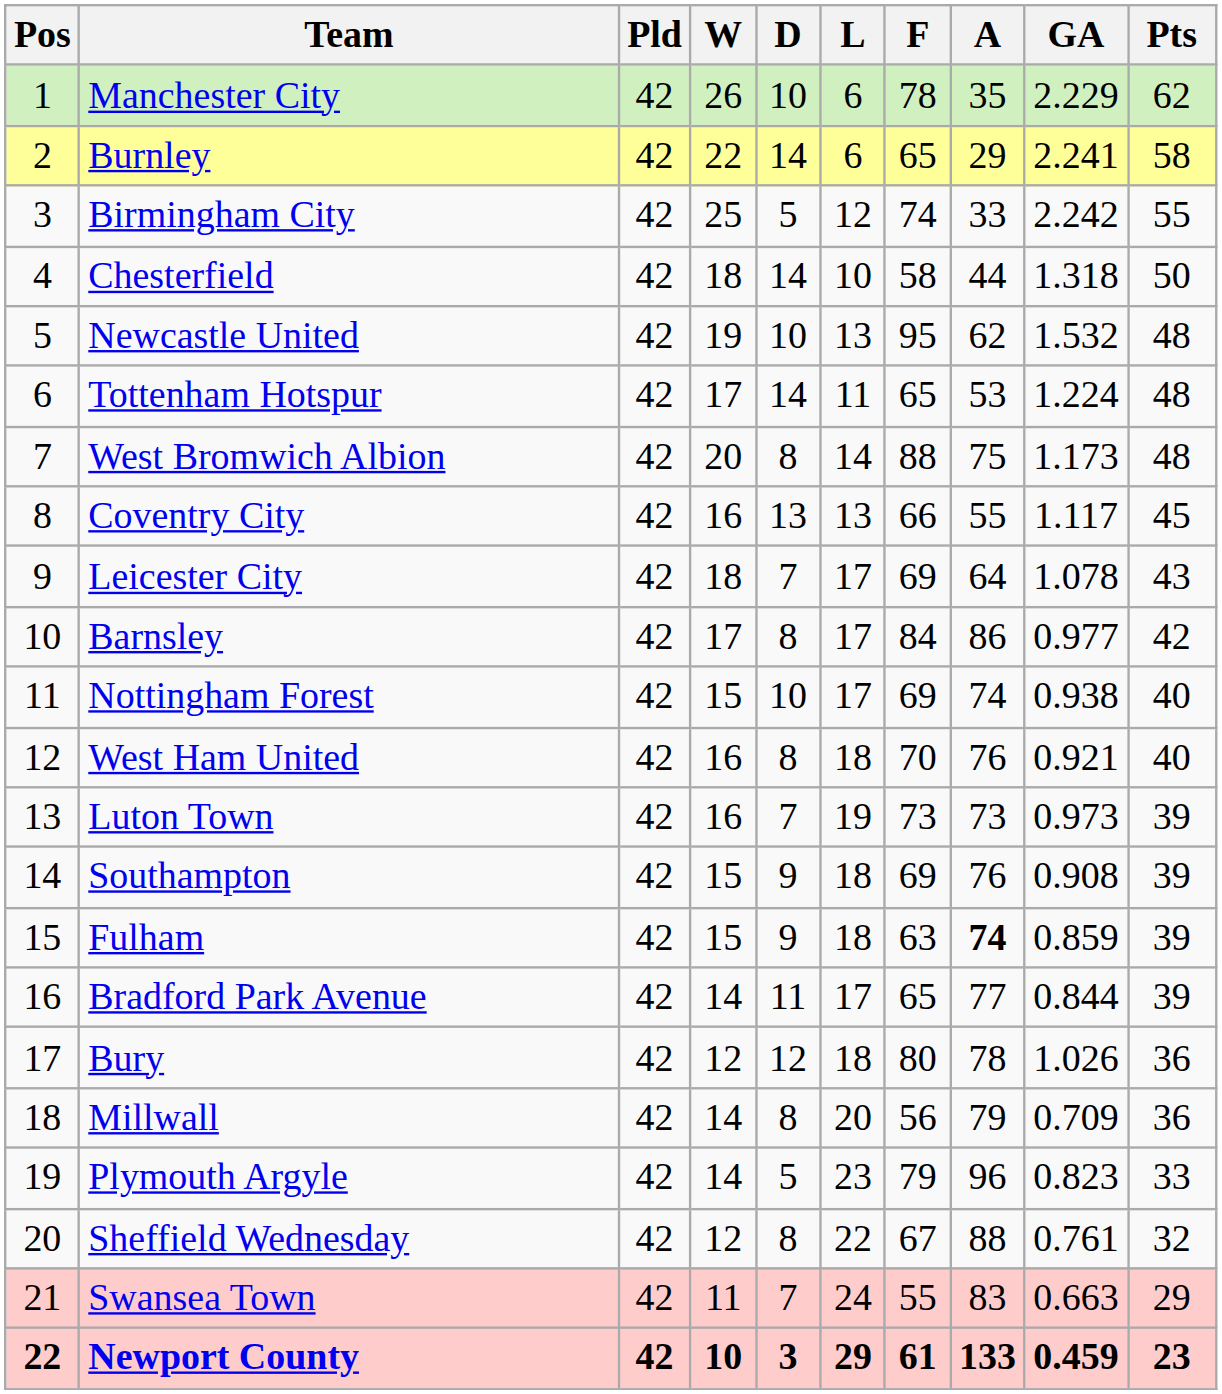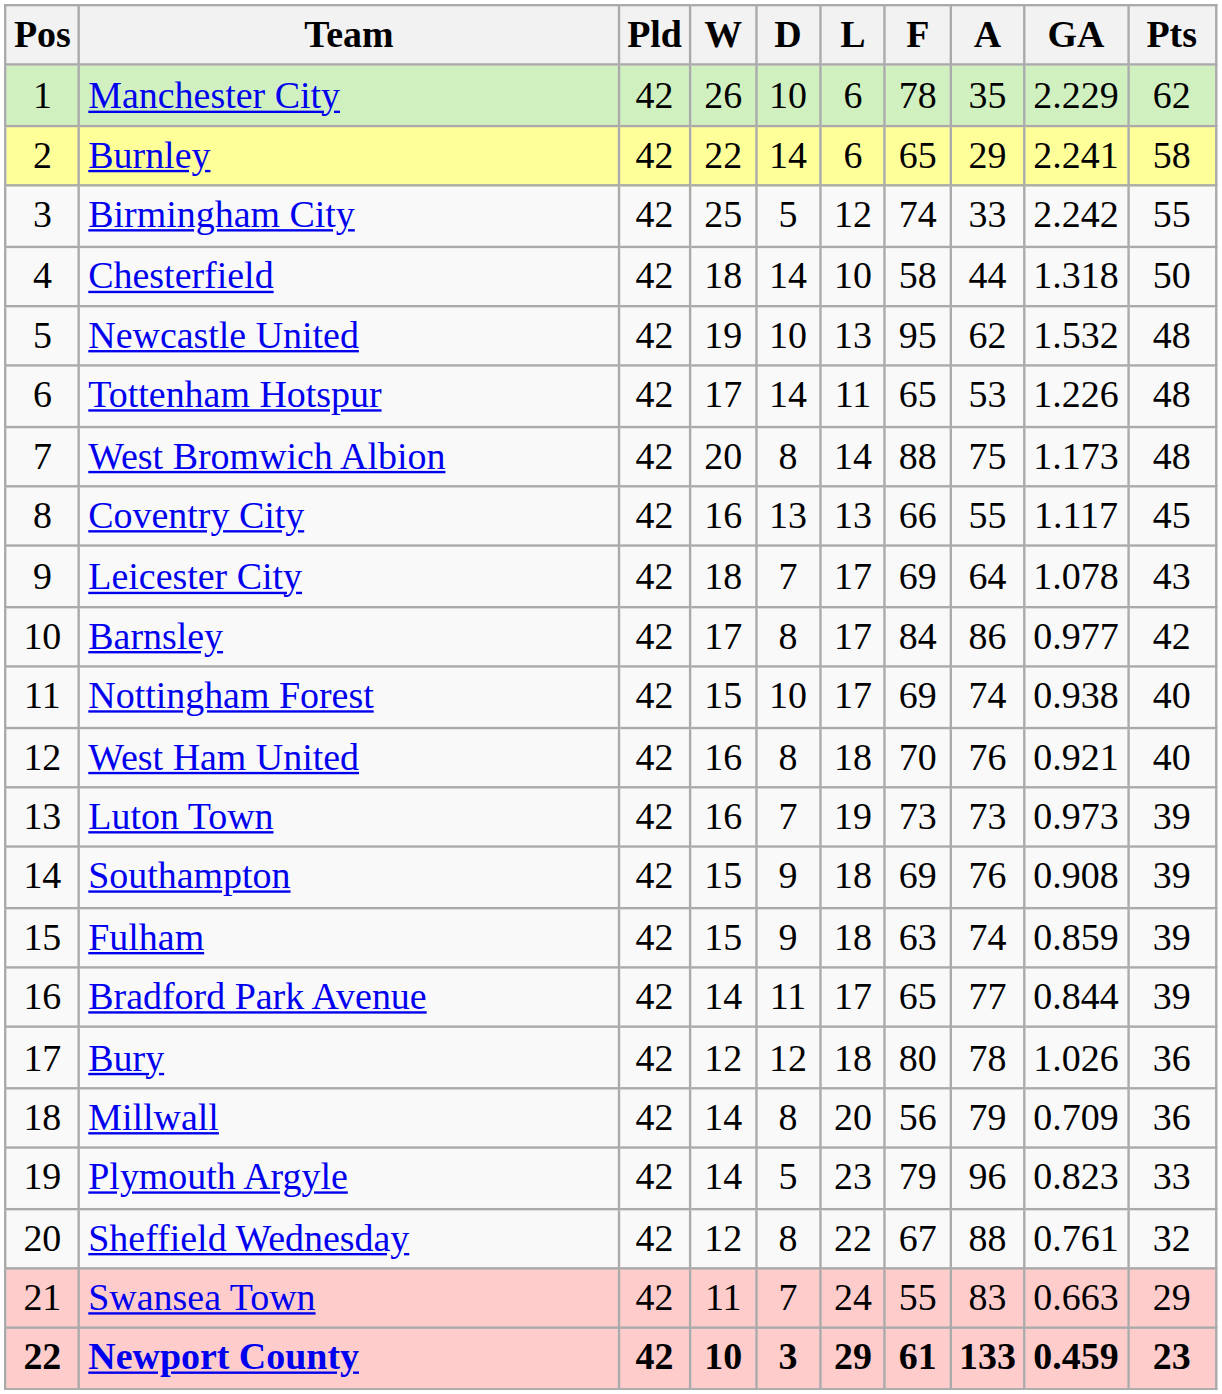(1076, 395) 1.224 -> (1076, 395) 1.226
(987, 936) bold -> (987, 936) normal
